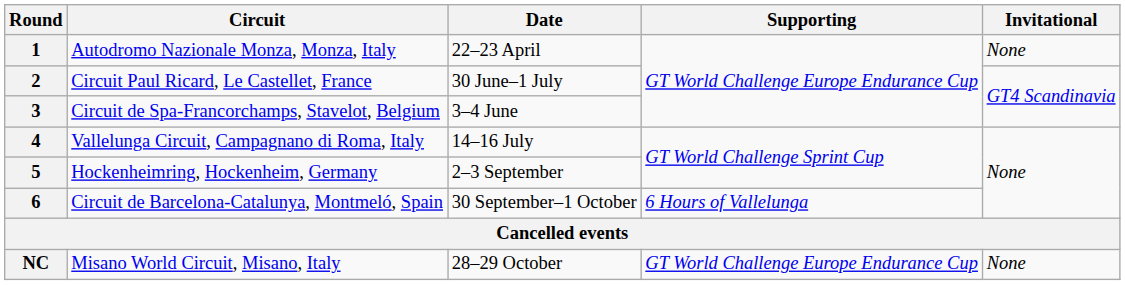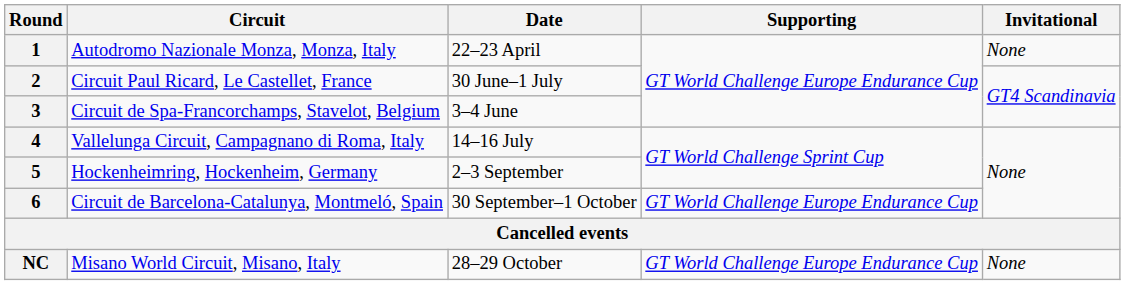(727, 202) 6 Hours of Vallelunga -> (812, 202) GT World Challenge Europe Endurance Cup
